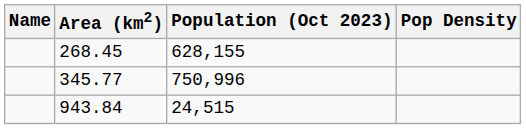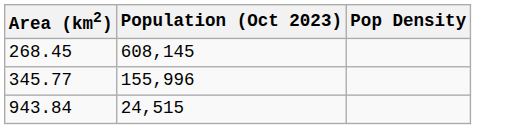- column: (30, 21)
(208, 52) 628,155 -> (158, 52) 608,145
(208, 81) 750,996 -> (158, 81) 155,996
